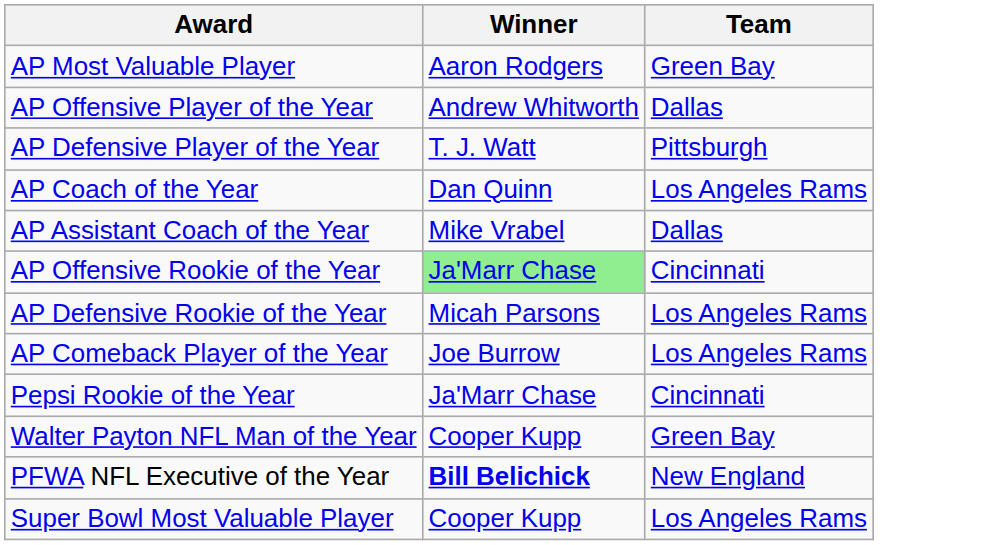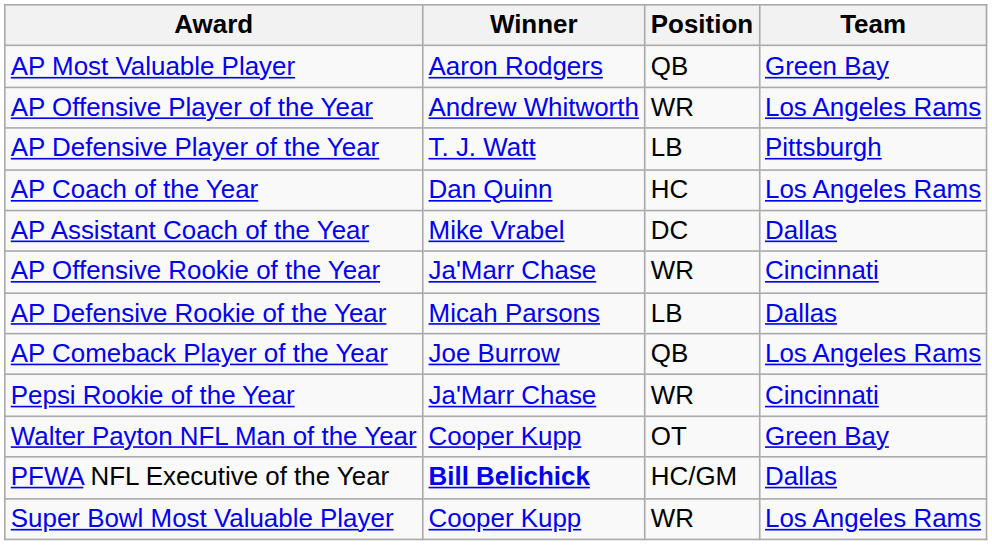+ column: (702, 25)
(687, 107) Dallas -> (873, 107) Los Angeles Rams
(512, 271) lightgreen background -> (512, 271) no background
(759, 312) Los Angeles Rams -> (801, 312) Dallas
(728, 477) New England -> (801, 477) Dallas
